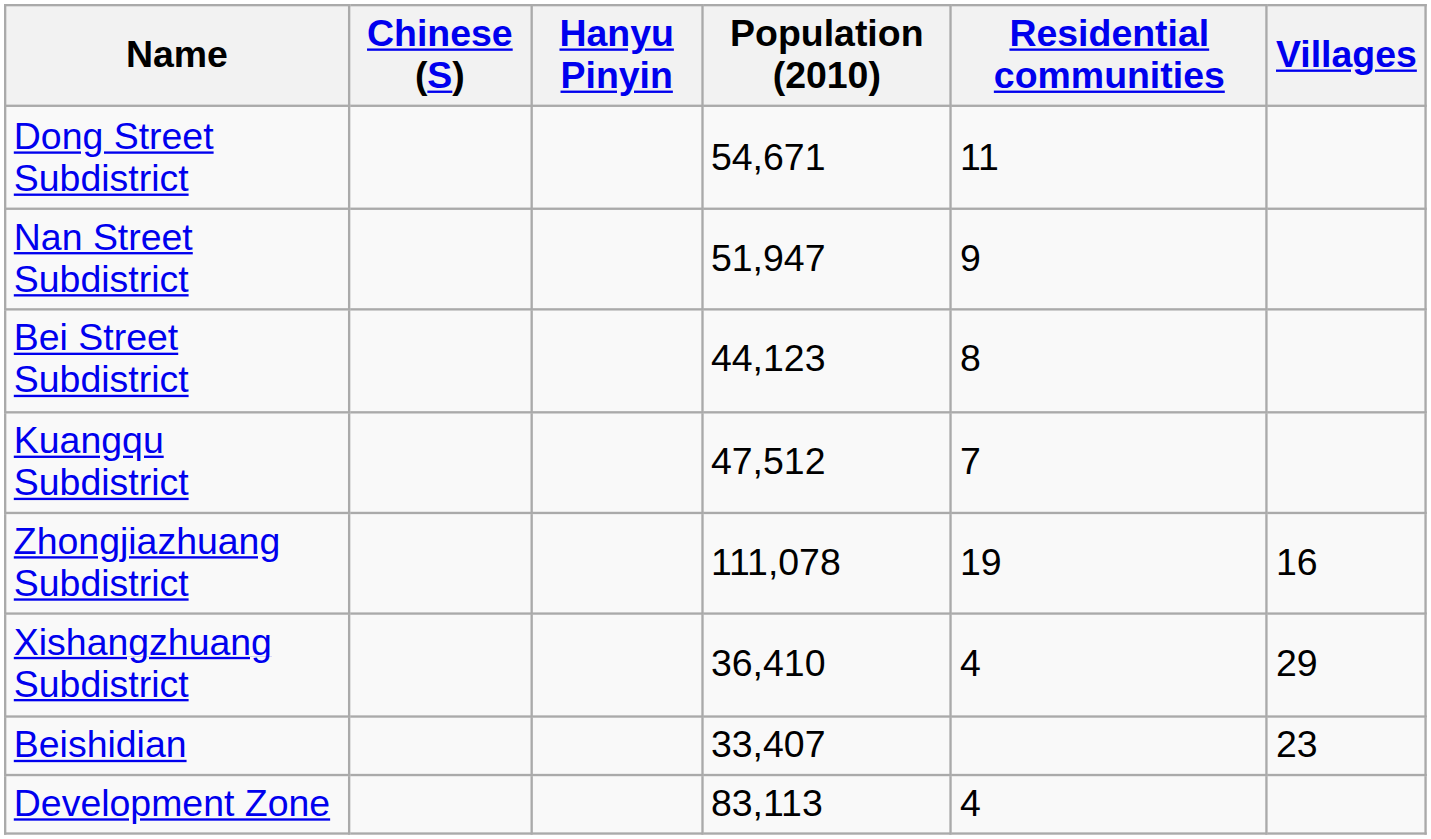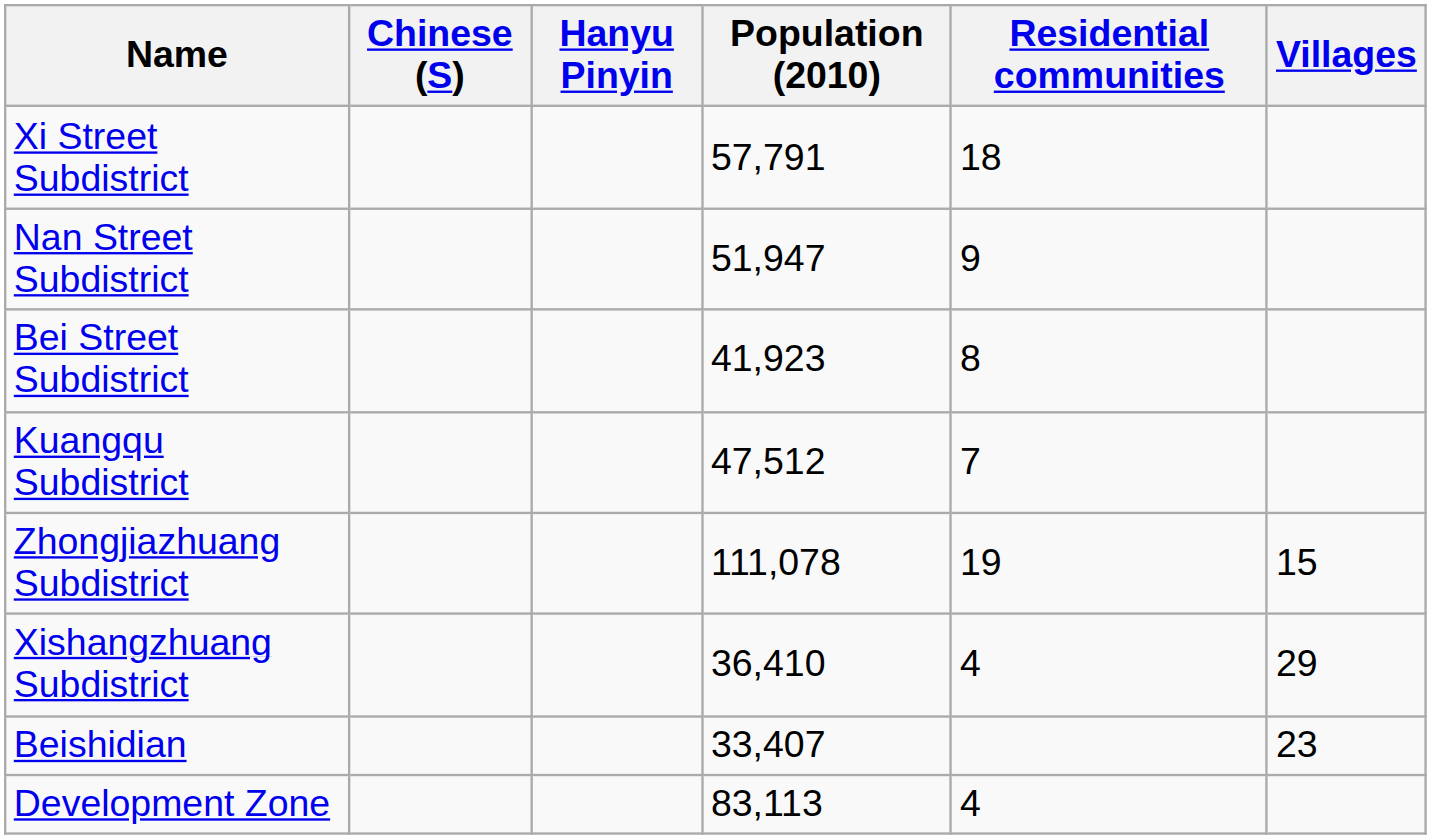- row: (114, 156)
+ row: (101, 156)
(768, 359) 44,123 -> (768, 359) 41,923
(1297, 562) 16 -> (1297, 562) 15
